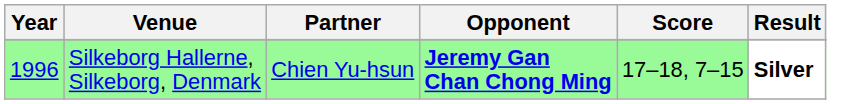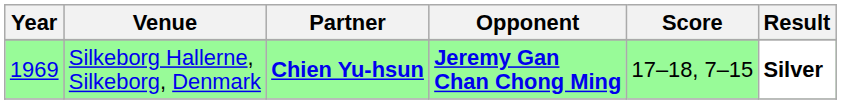(34, 69) 1996 -> (34, 69) 1969
(343, 69) normal -> (348, 69) bold
